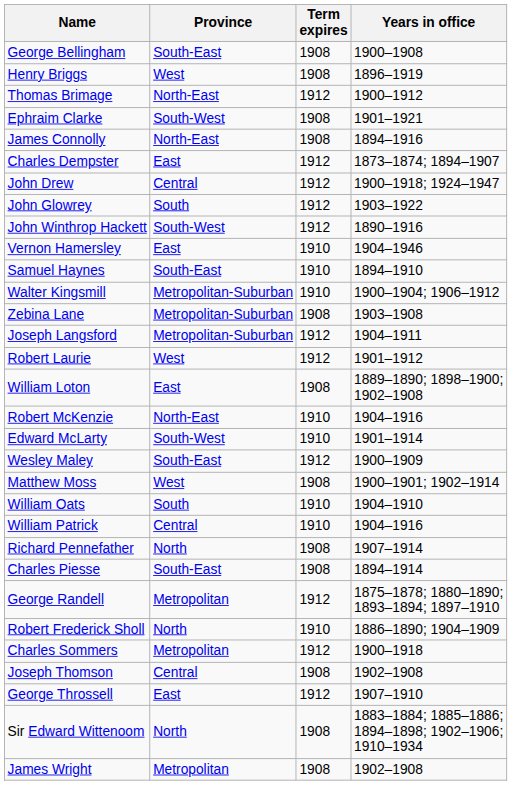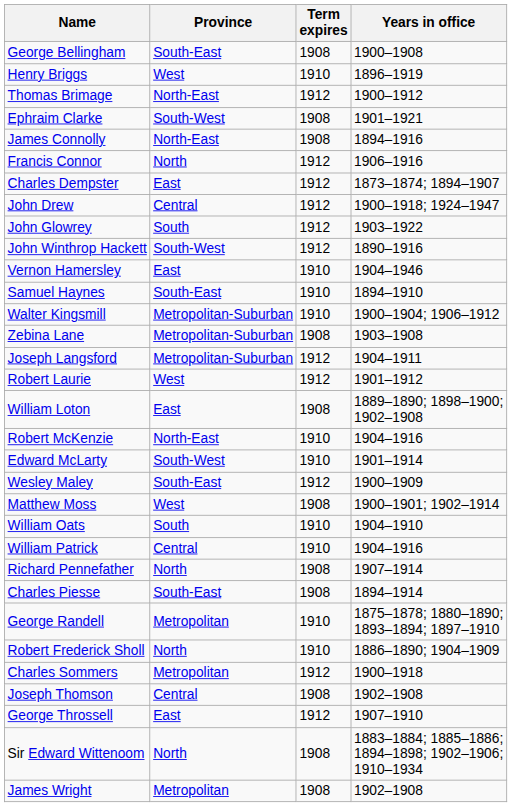(315, 74) 1908 -> (315, 74) 1910
+ row: (55, 161)
(315, 599) 1912 -> (315, 621) 1910
